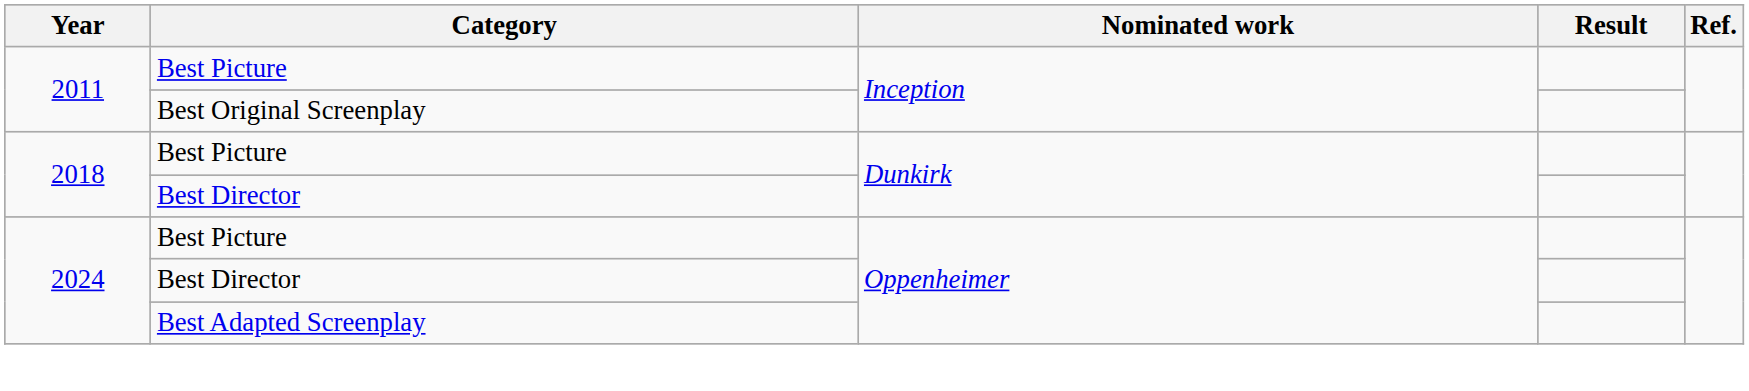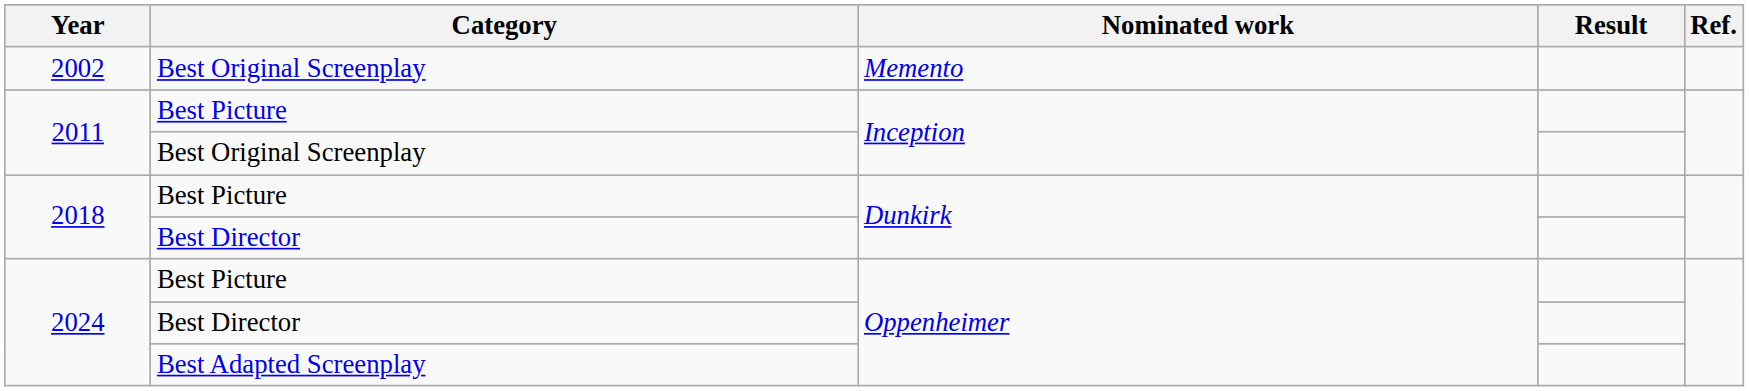+ row: (78, 68)
